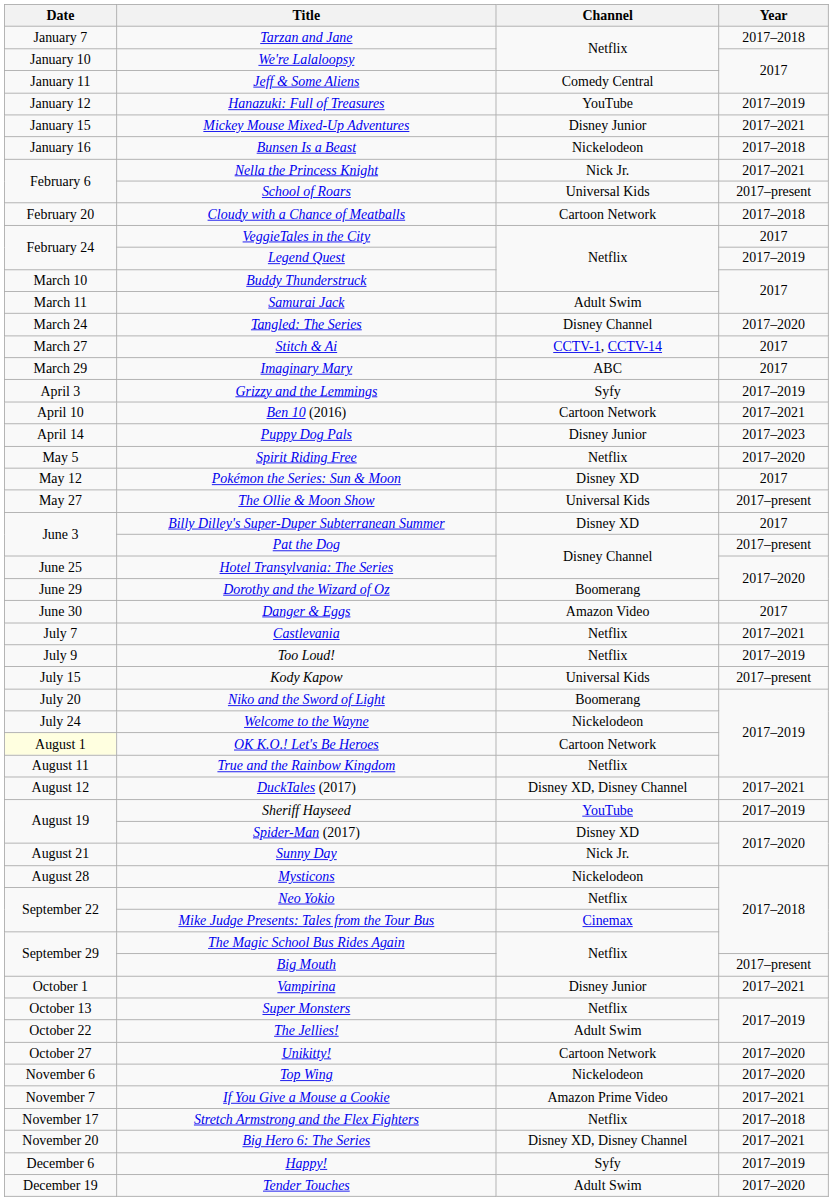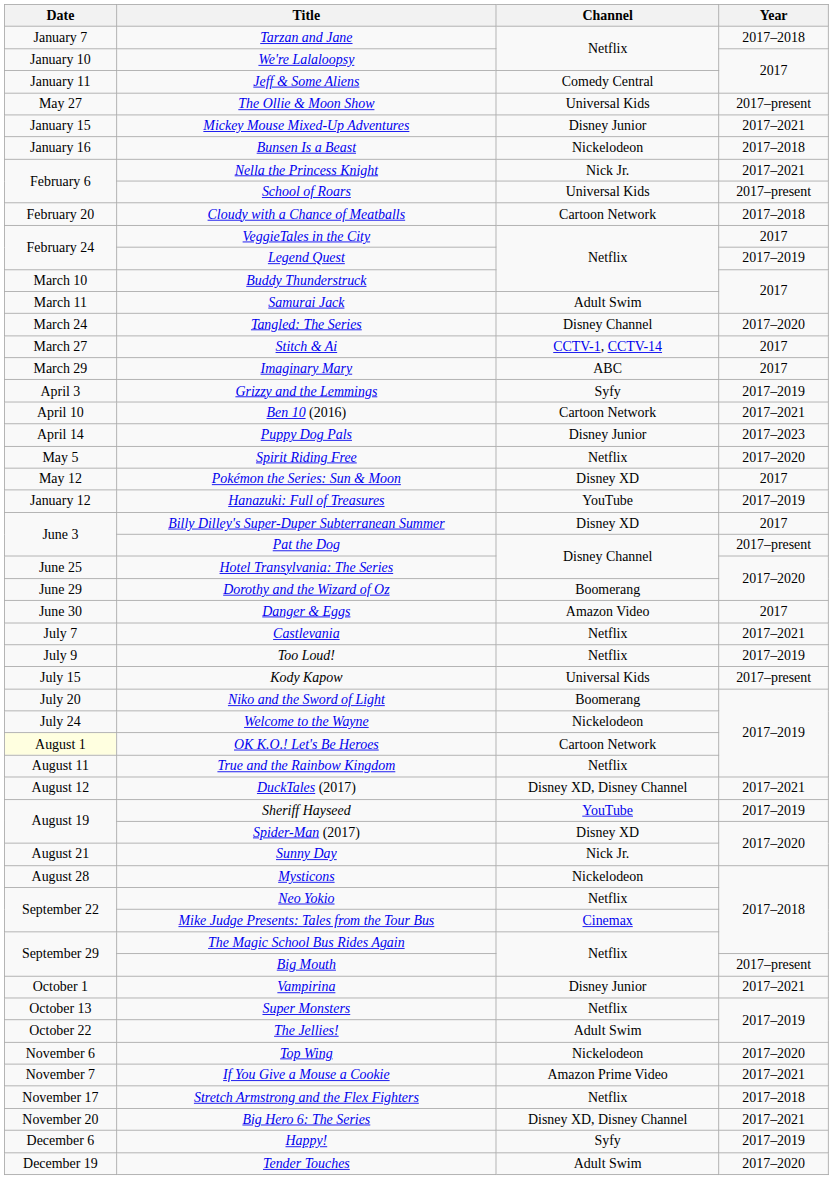rows swapped: (306, 103) <-> (306, 501)
- row: (306, 1053)
